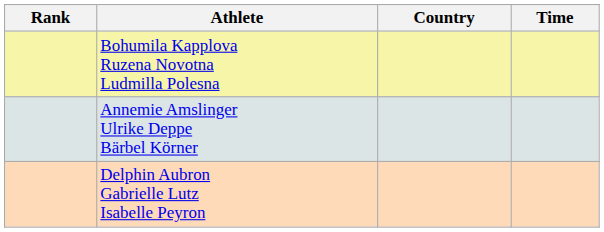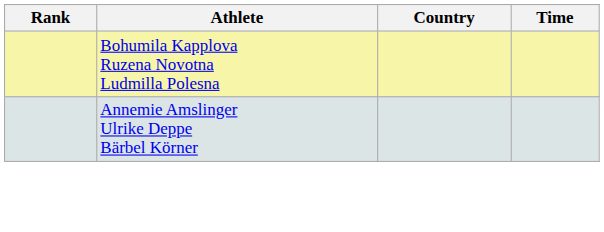- row: (155, 194)
